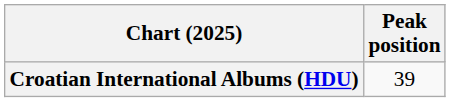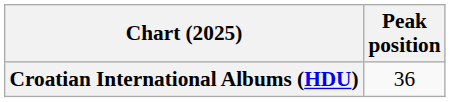(404, 79) 39 -> (404, 79) 36
